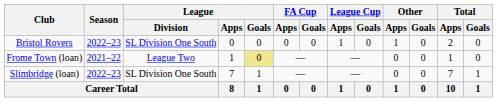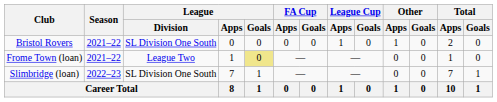(104, 43) 2022–23 -> (104, 43) 2021–22
